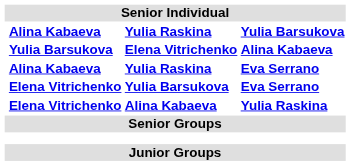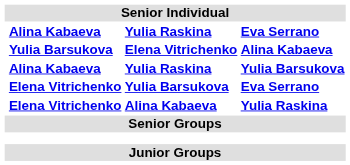rows swapped: (168, 68) <-> (168, 31)
